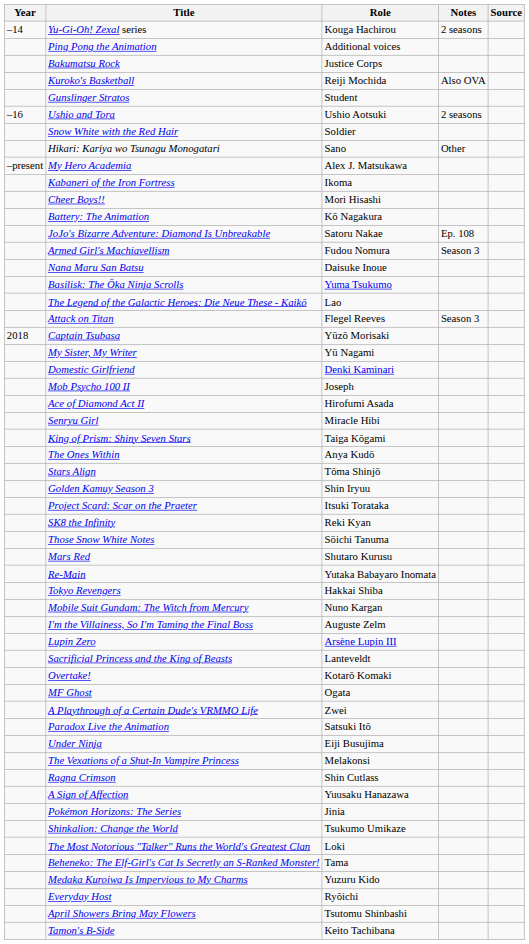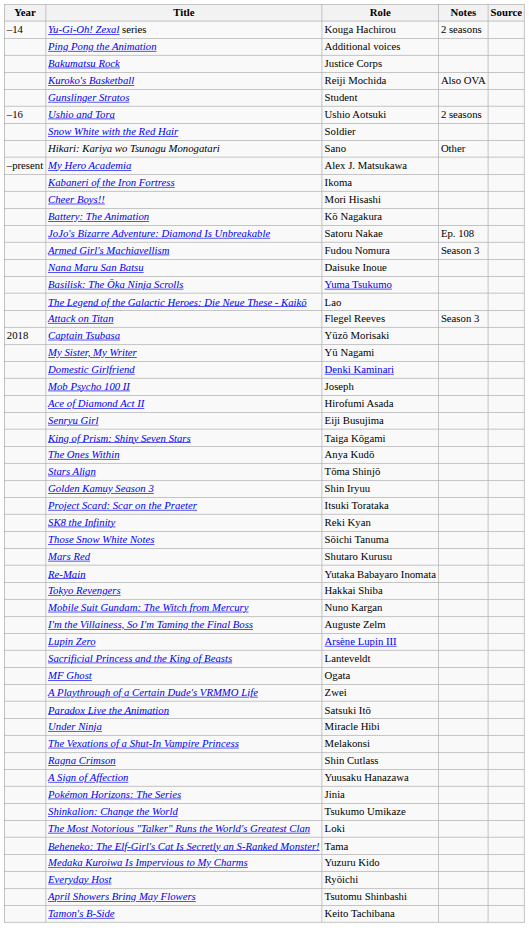(352, 421) Miracle Hibi -> (354, 421) Eiji Busujima
- row: (69, 676)
(354, 744) Eiji Busujima -> (352, 727) Miracle Hibi
